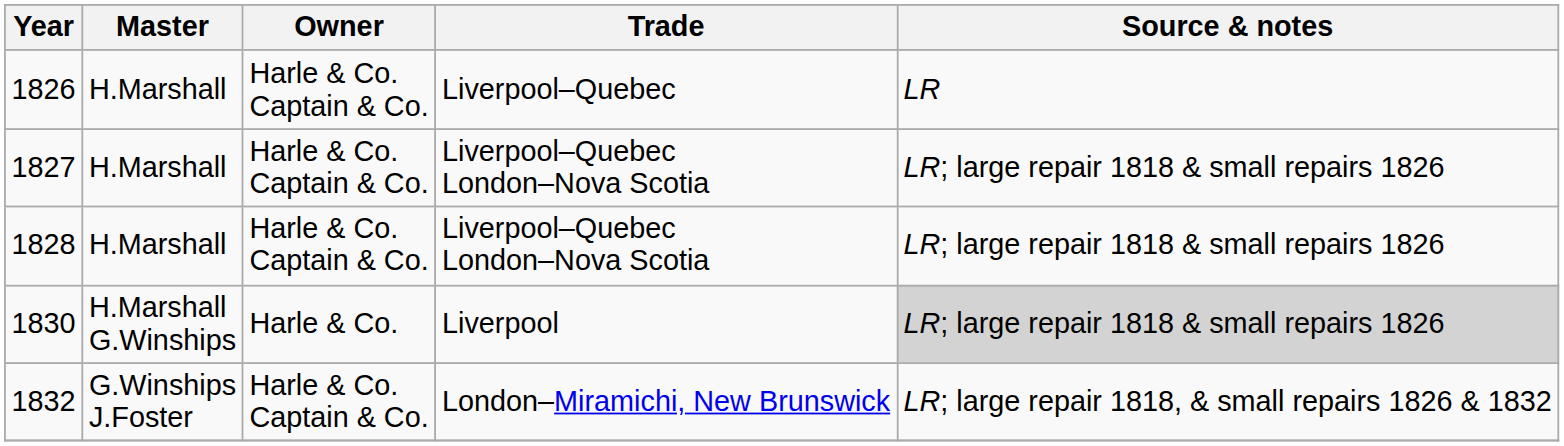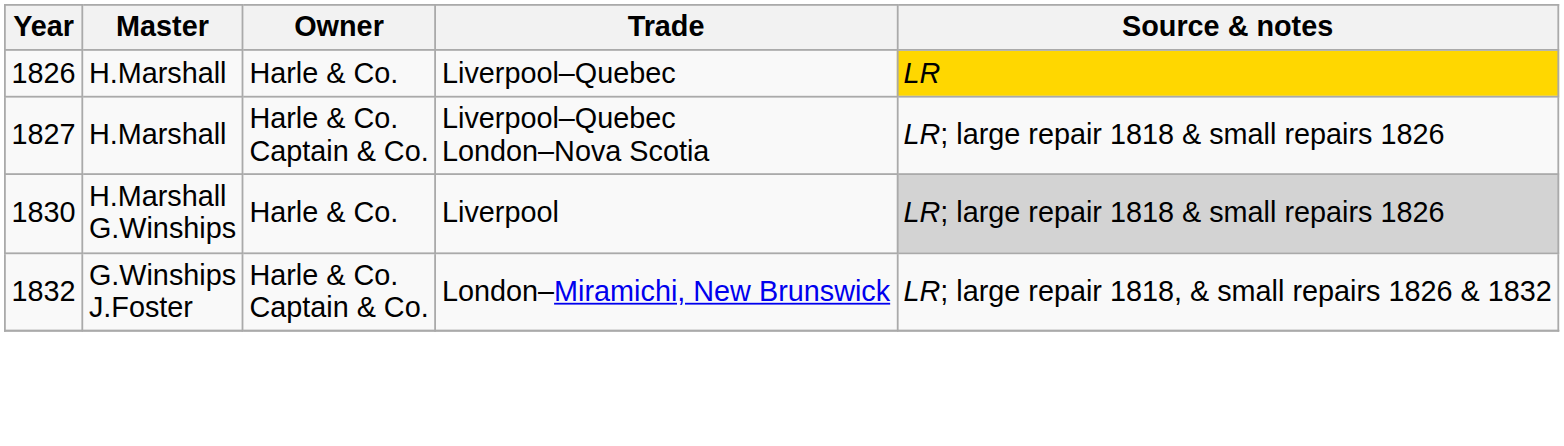(339, 89) Harle & Co. Captain & Co. -> (324, 73) Harle & Co.
(922, 89) no background -> (922, 73) gold background
- row: (44, 245)
